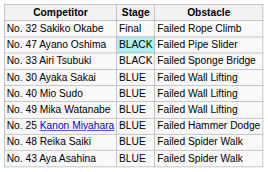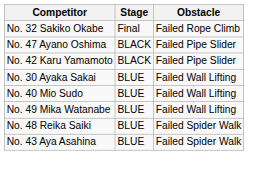(136, 45) paleturquoise background -> (134, 45) no background
+ row: (60, 61)
- row: (49, 61)
- row: (60, 126)
